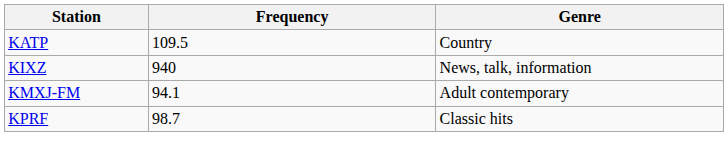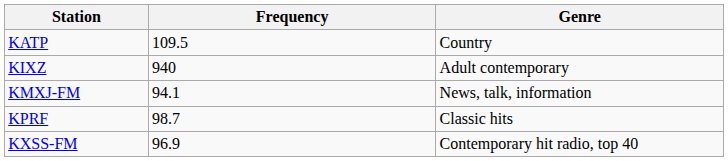(516, 67) News, talk, information -> (504, 67) Adult contemporary
(504, 93) Adult contemporary -> (516, 93) News, talk, information
+ row: (43, 144)
